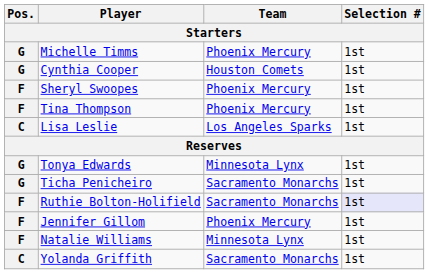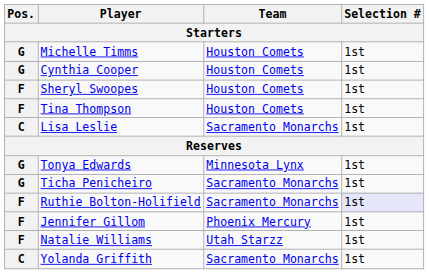(259, 52) Phoenix Mercury -> (255, 52) Houston Comets
(259, 89) Phoenix Mercury -> (255, 89) Houston Comets
(259, 108) Phoenix Mercury -> (255, 108) Houston Comets
(269, 127) Los Angeles Sparks -> (272, 127) Sacramento Monarchs
(255, 240) Minnesota Lynx -> (245, 240) Utah Starzz
